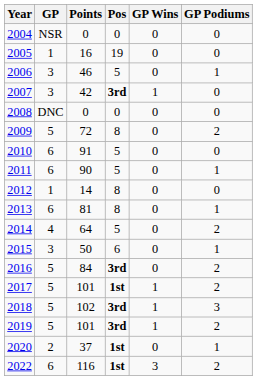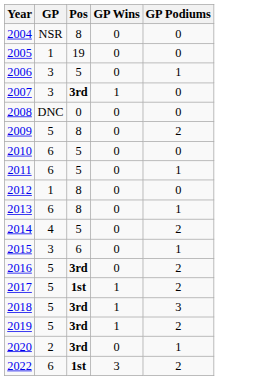- column: (86, 14)
(117, 33) 0 -> (78, 33) 8
(117, 346) 1st -> (78, 346) 3rd
